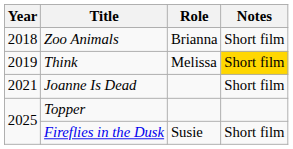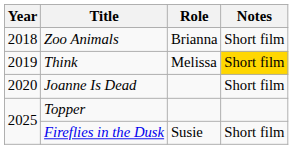(23, 86) 2021 -> (23, 86) 2020
